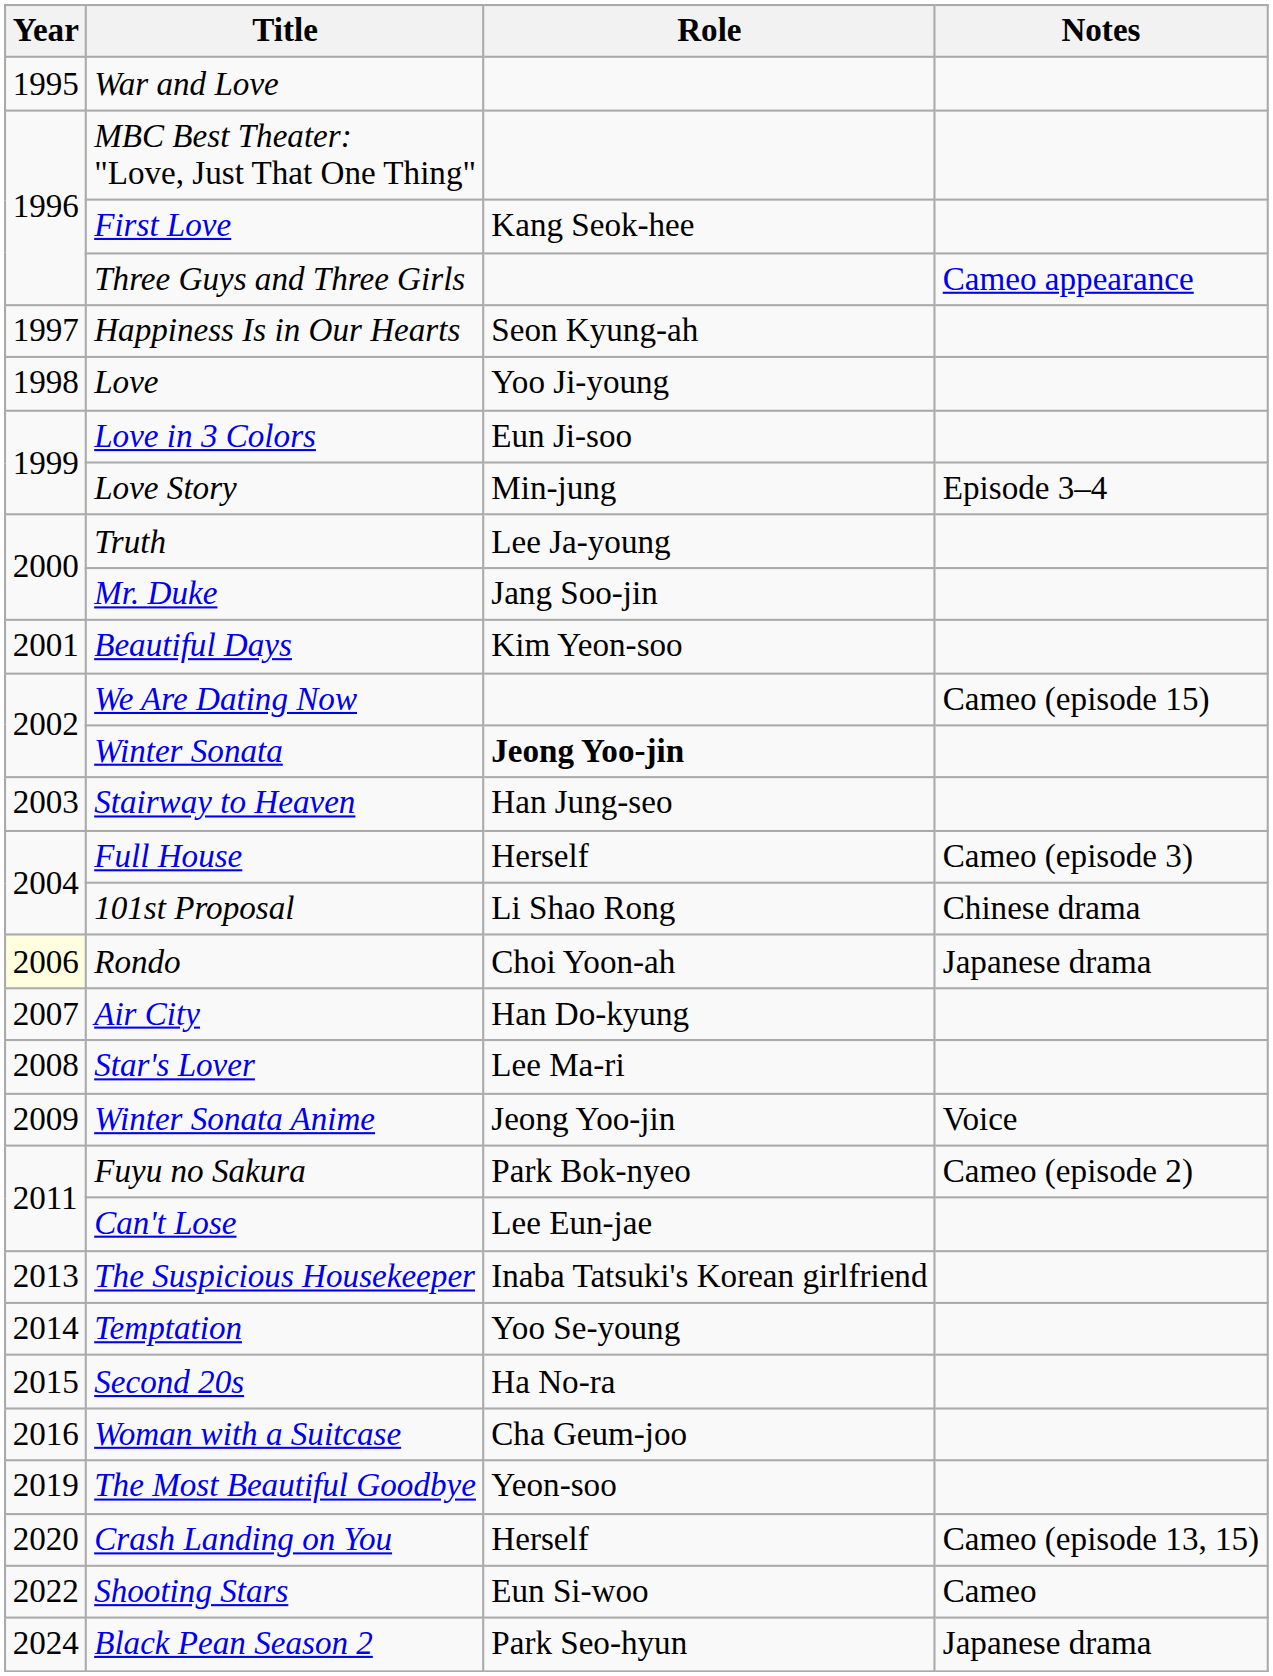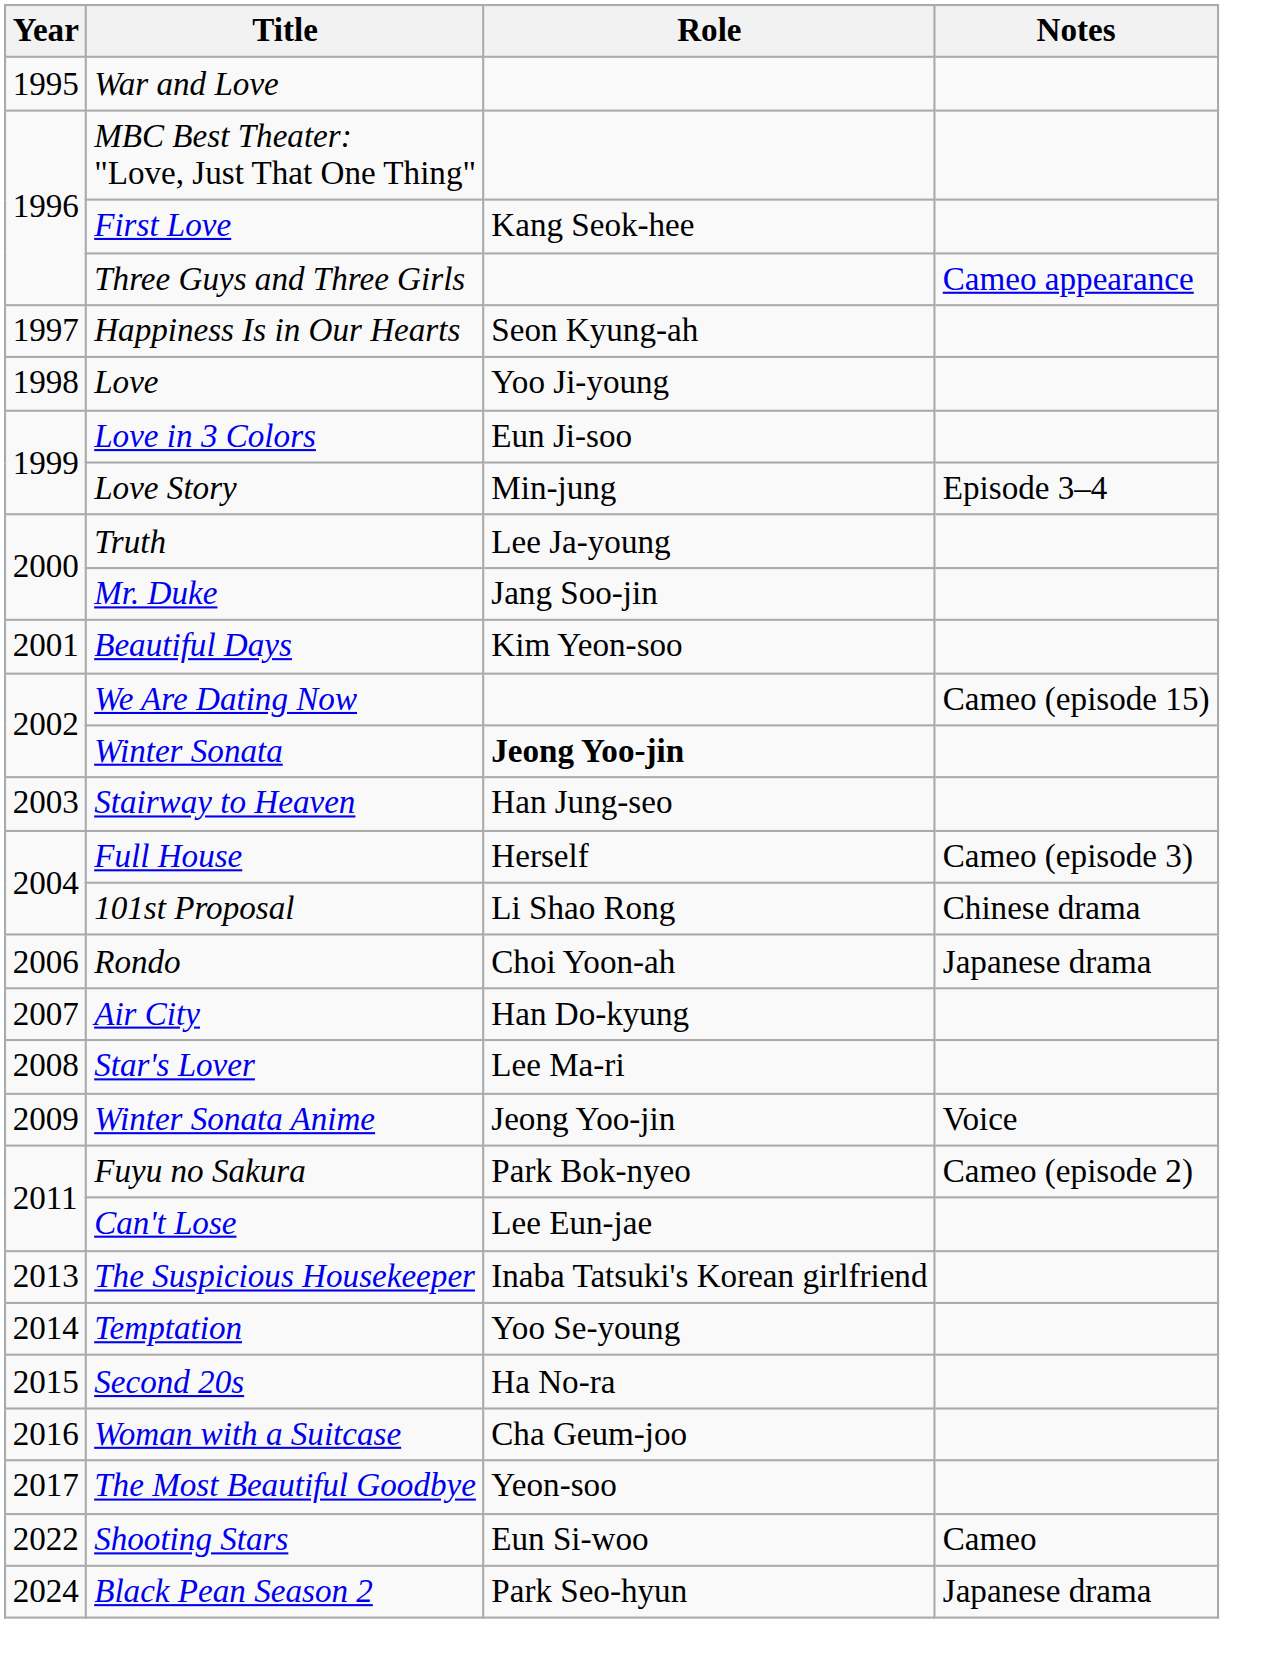(46, 960) lightyellow background -> (46, 960) no background
(46, 1486) 2019 -> (46, 1486) 2017
- row: (243, 1538)
